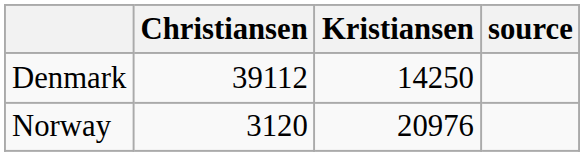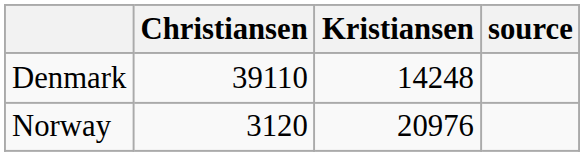(270, 77) 39112 -> (270, 77) 39110
(435, 77) 14250 -> (435, 77) 14248
